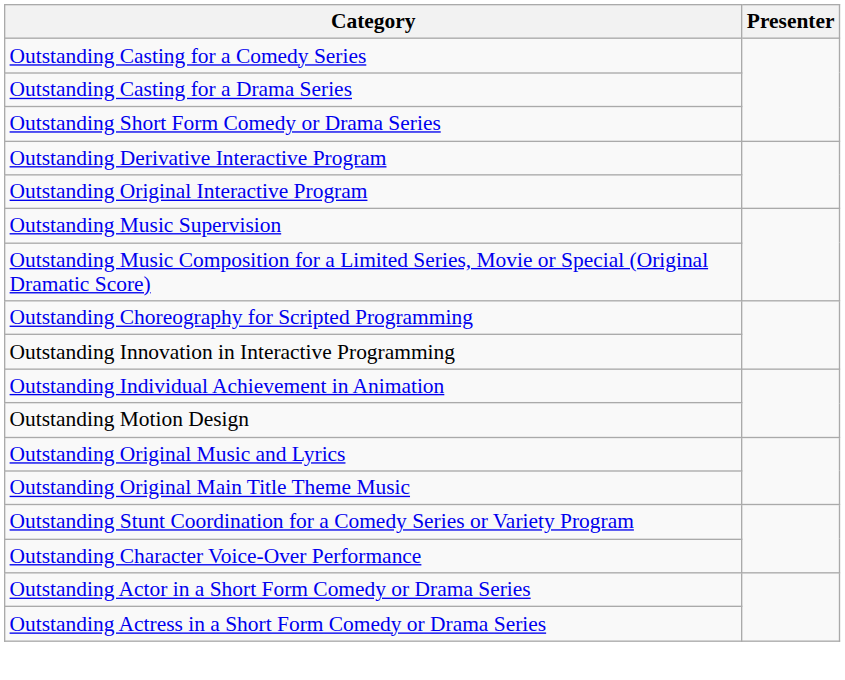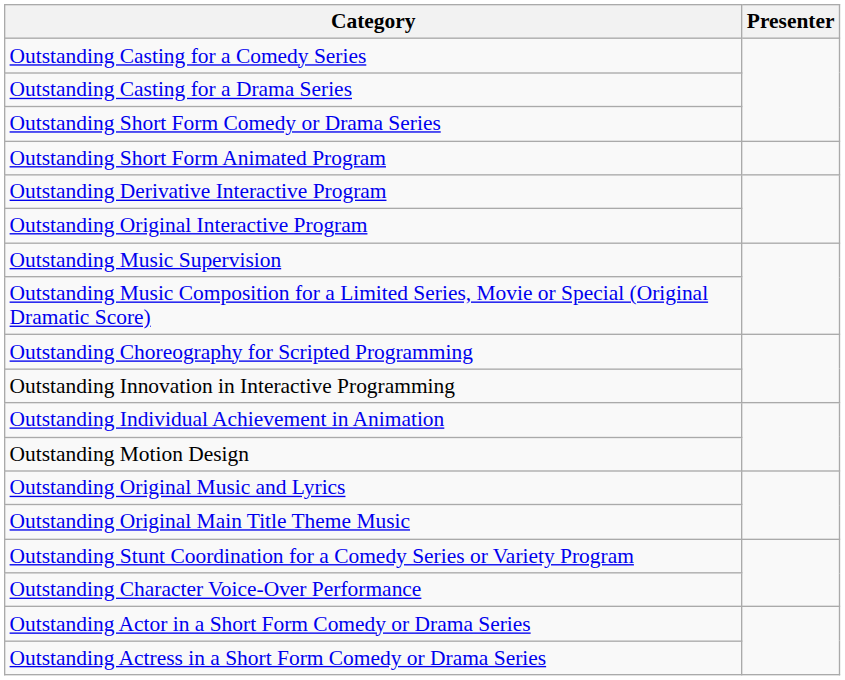+ row: (198, 157)
